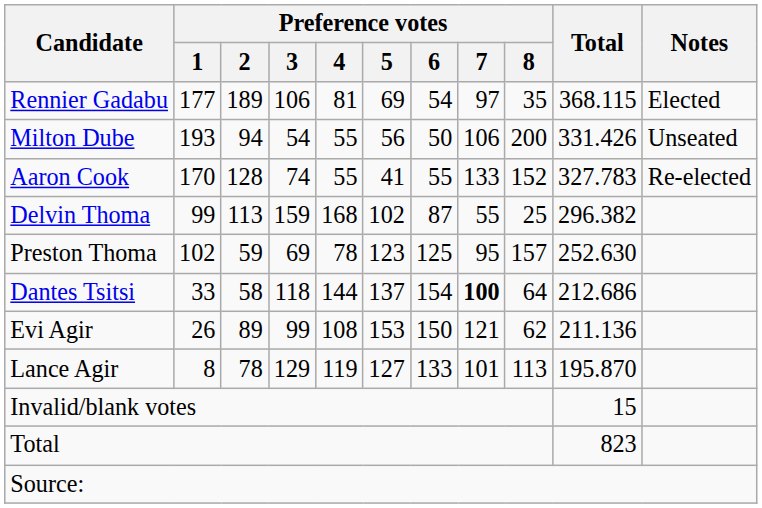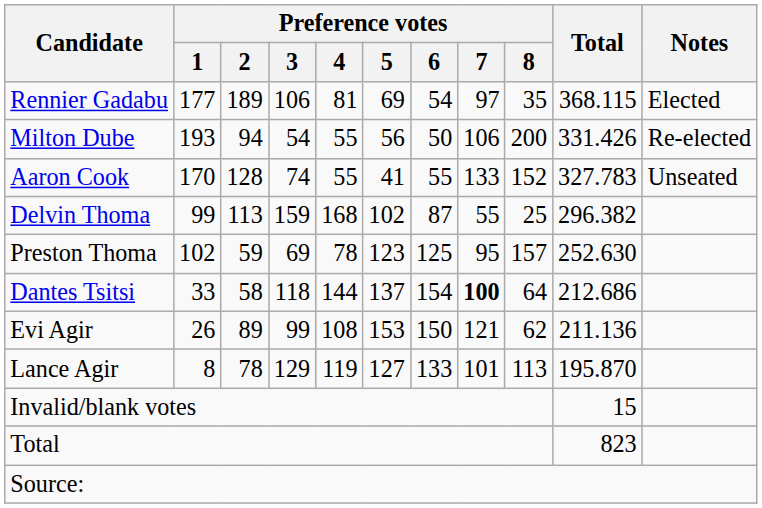(693, 138) Unseated -> (699, 138) Re-elected
(699, 176) Re-elected -> (693, 176) Unseated
